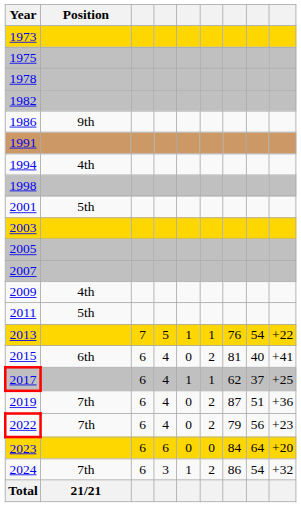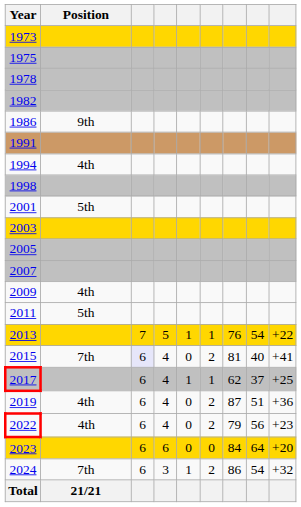(86, 356) 6th -> (86, 356) 7th
(143, 356) no background -> (143, 356) lavender background
(86, 402) 7th -> (86, 402) 4th
(86, 425) 7th -> (86, 425) 4th
